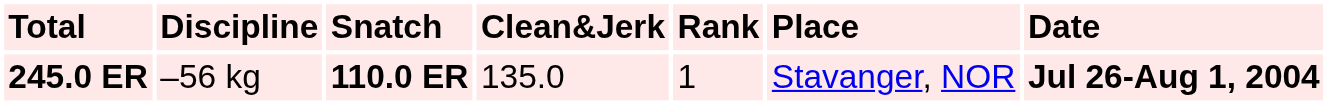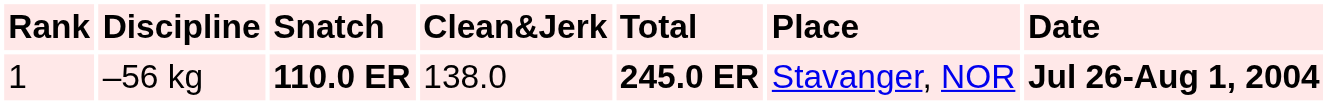columns swapped: (718, 26) <-> (47, 26)
(523, 76) 135.0 -> (465, 76) 138.0
